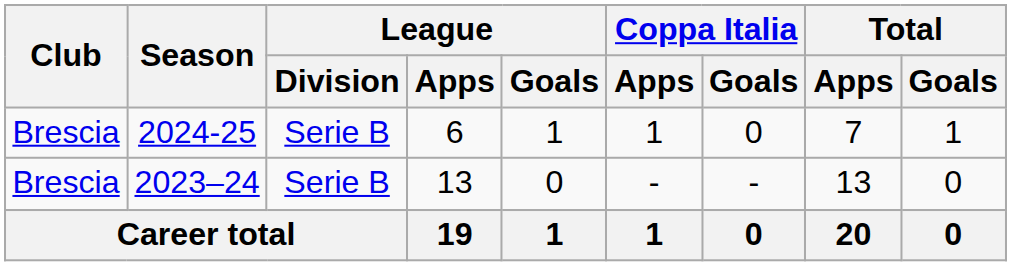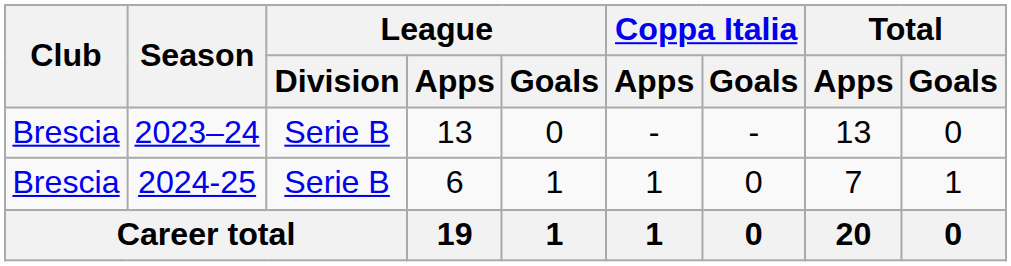rows swapped: (197, 183) <-> (197, 132)
